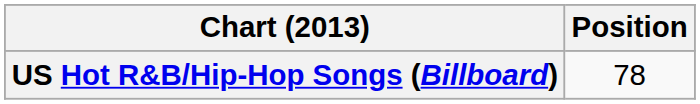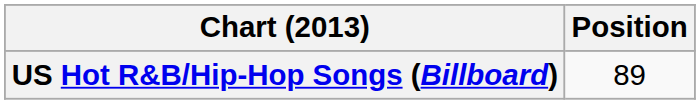(630, 74) 78 -> (630, 74) 89
